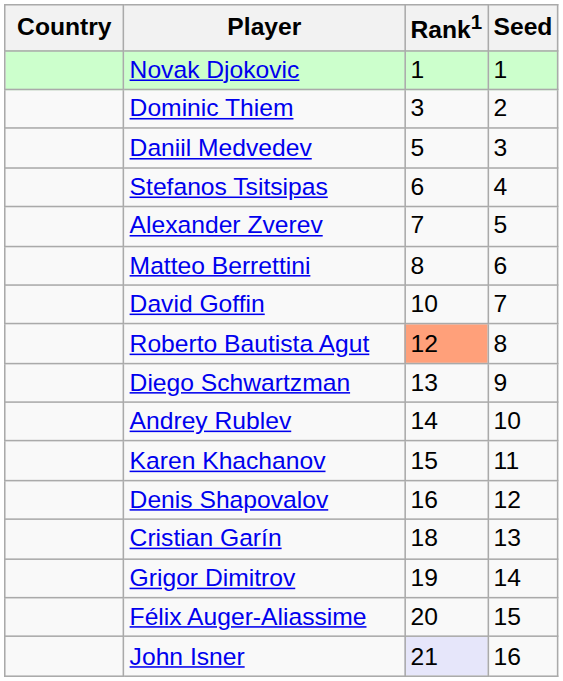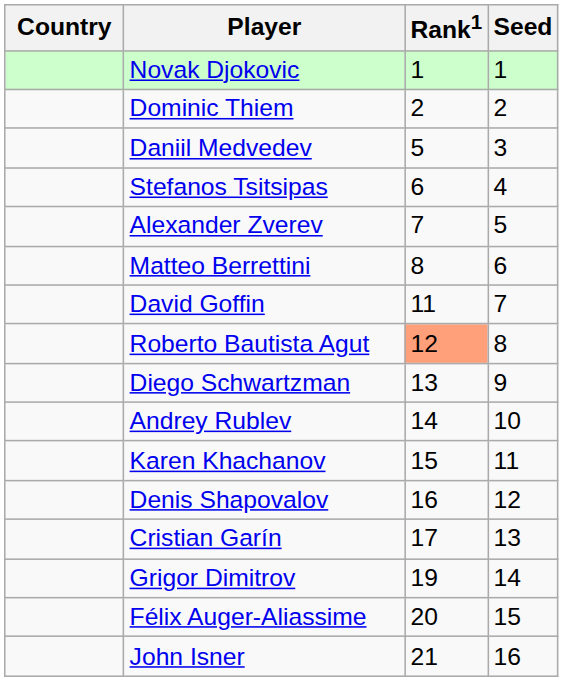(417, 108) 3 -> (417, 108) 2
(424, 304) 10 -> (423, 304) 11
(424, 538) 18 -> (424, 538) 17
(424, 655) lavender background -> (424, 655) no background
